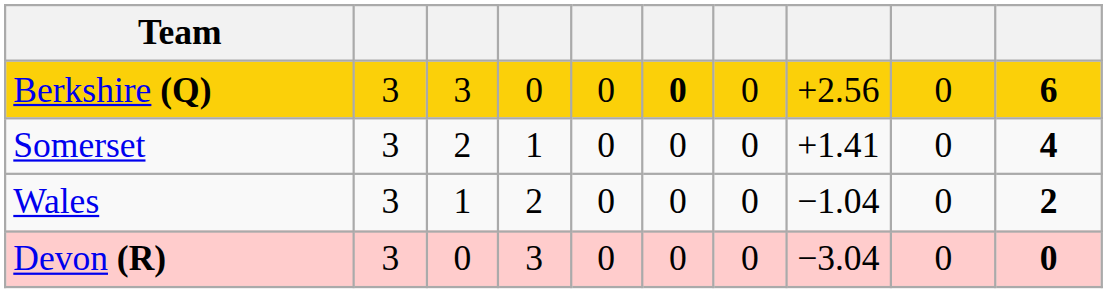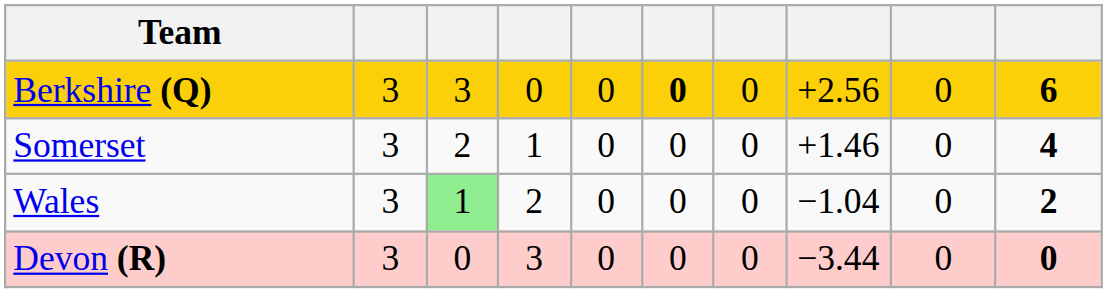(838, 145) +1.41 -> (838, 145) +1.46
(462, 201) no background -> (462, 201) lightgreen background
(838, 257) −3.04 -> (838, 257) −3.44
